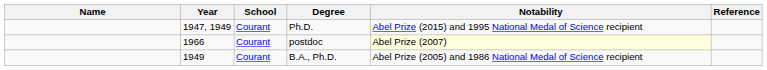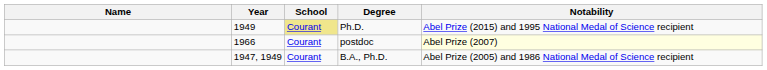- column: (737, 12)
(207, 27) 1947, 1949 -> (245, 27) 1949
(253, 27) no background -> (304, 27) khaki background
(194, 57) 1949 -> (258, 57) 1947, 1949
